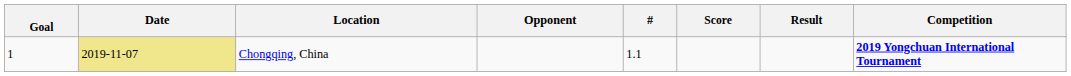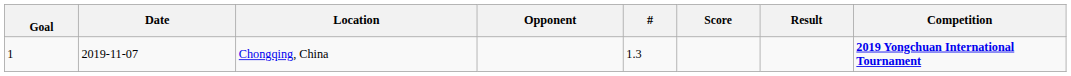(110, 54) khaki background -> (110, 54) no background
(634, 54) 1.1 -> (634, 54) 1.3
